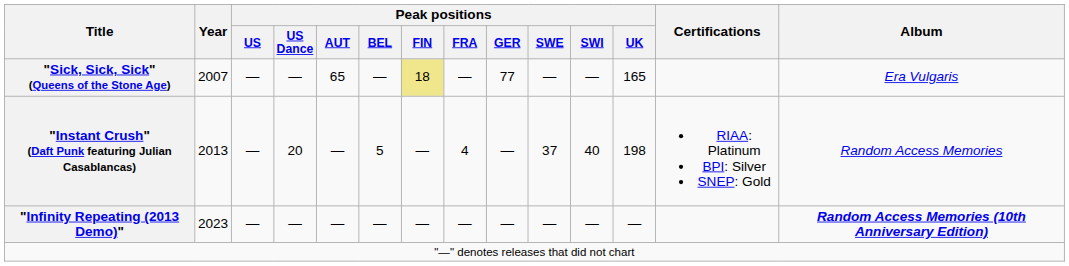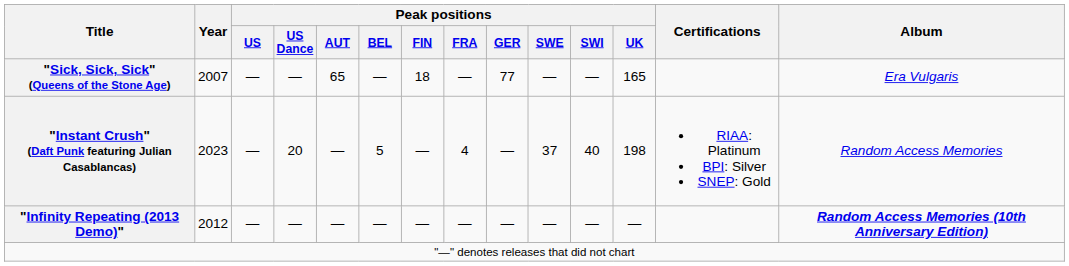(422, 77) khaki background -> (422, 77) no background
(213, 150) 2013 -> (213, 150) 2023
(213, 224) 2023 -> (213, 224) 2012
